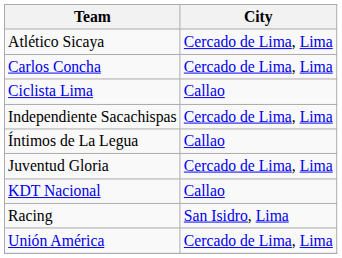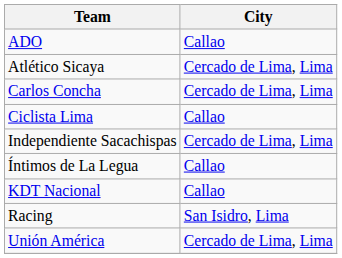+ row: (25, 41)
- row: (58, 166)
